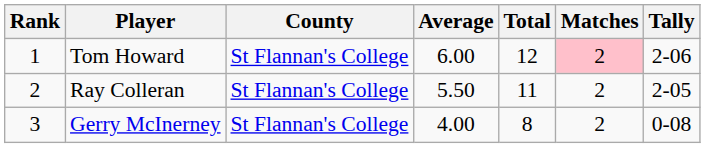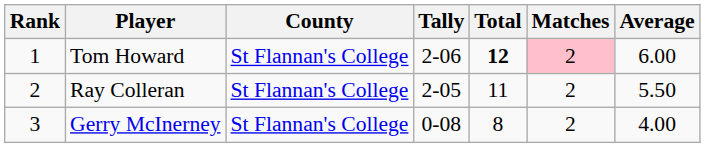columns swapped: (672, 21) <-> (456, 21)
(527, 55) normal -> (498, 55) bold
